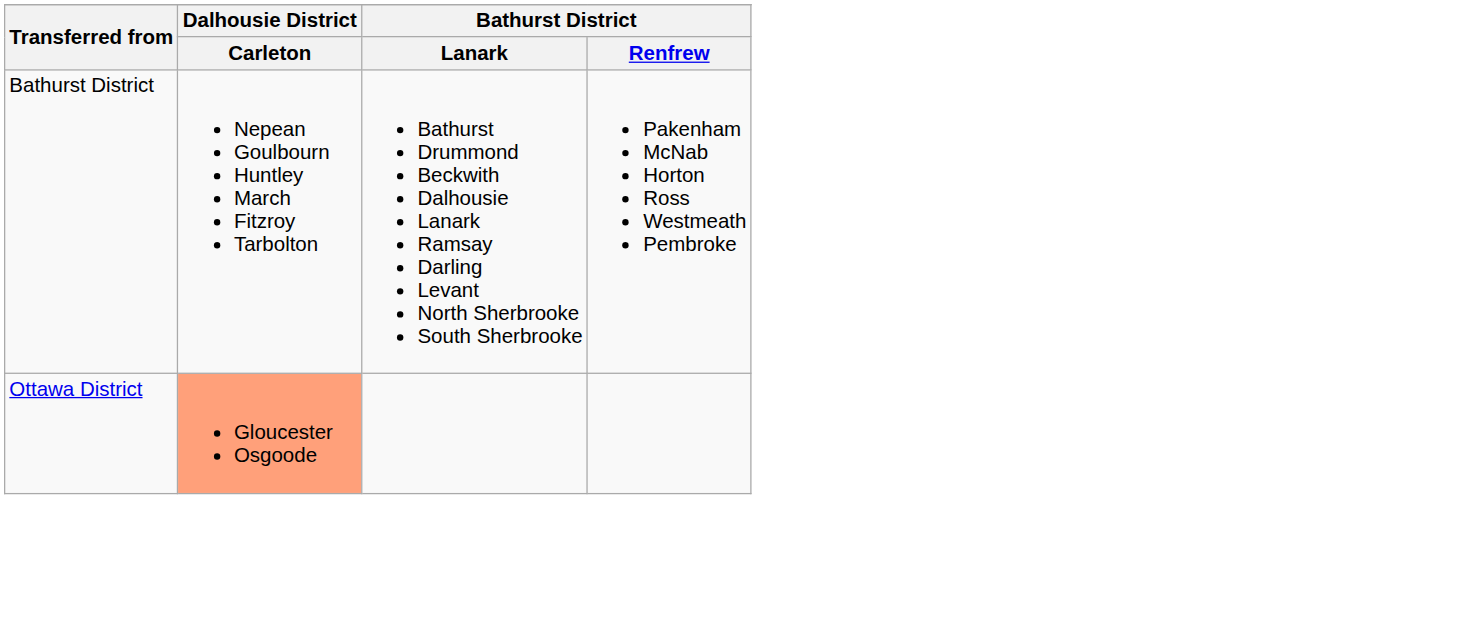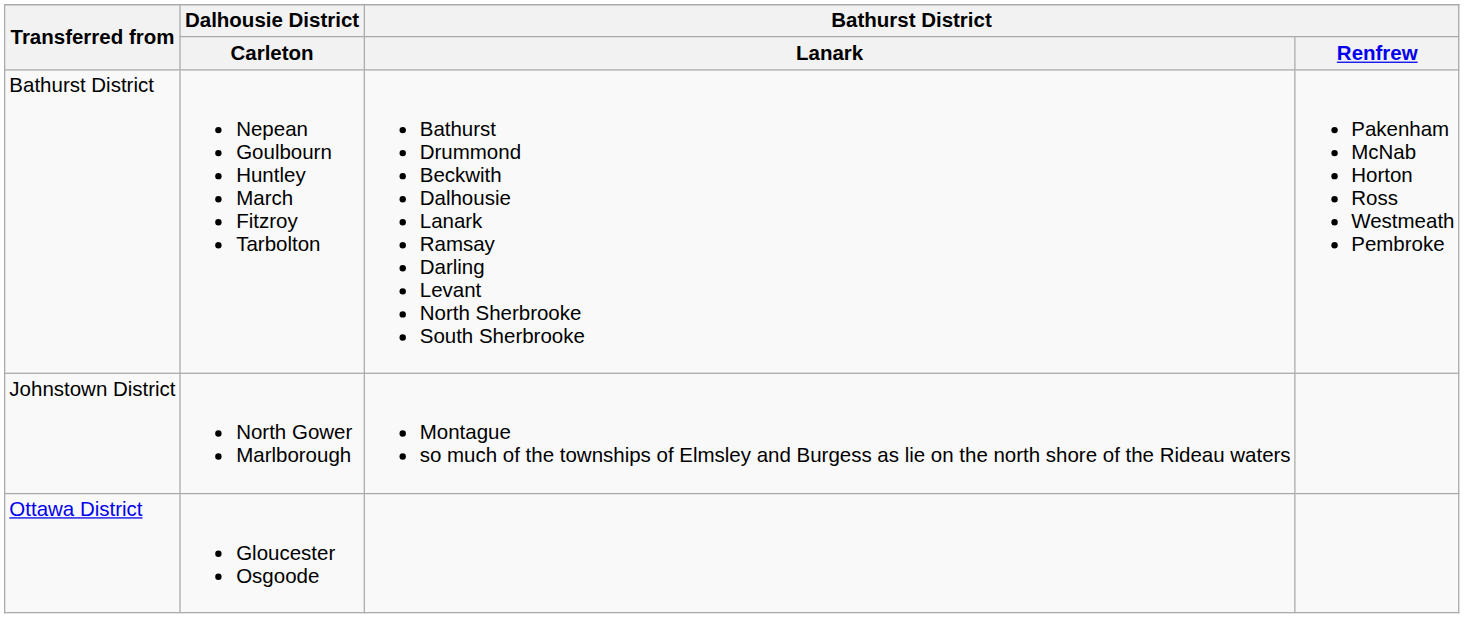+ row: (92, 389)
(270, 445) lightsalmon background -> (272, 564) no background
